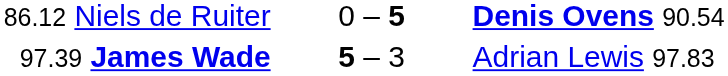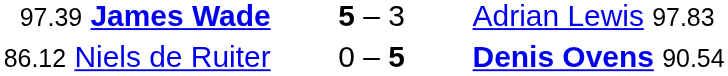rows swapped: (137, 16) <-> (145, 57)
